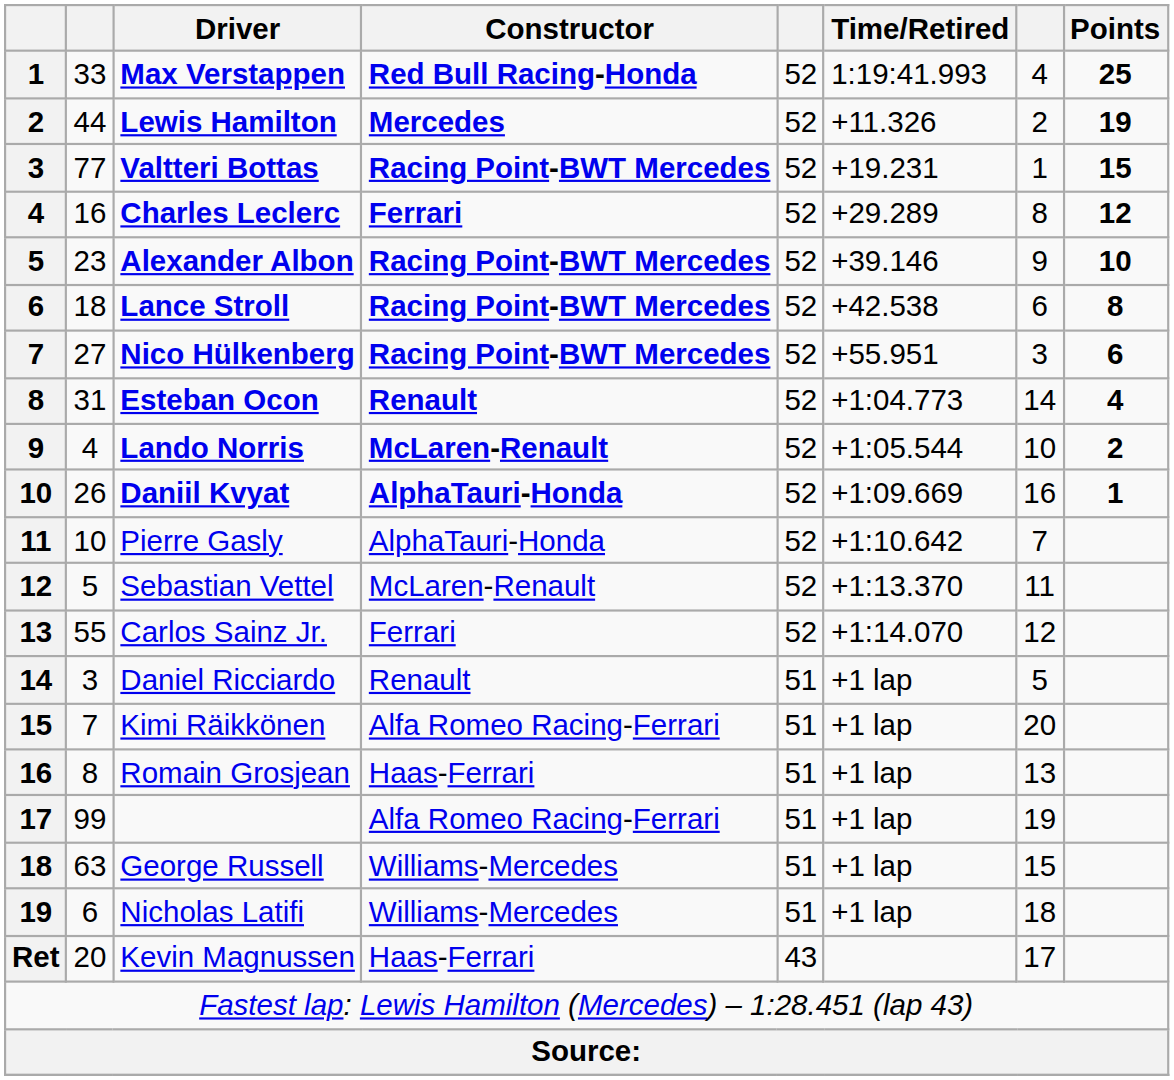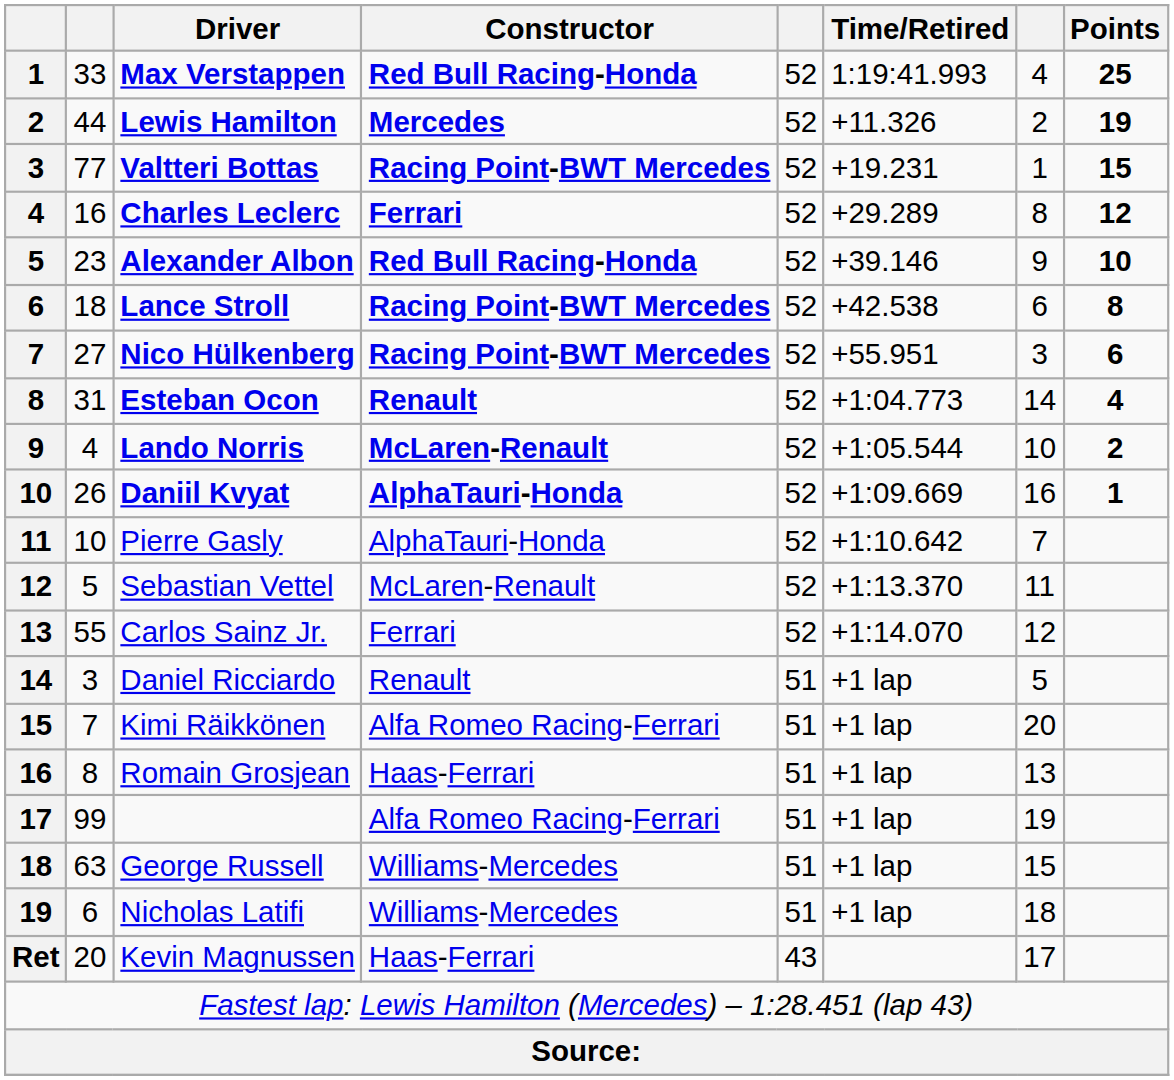(570, 261) Racing Point-BWT Mercedes -> (533, 261) Red Bull Racing-Honda
